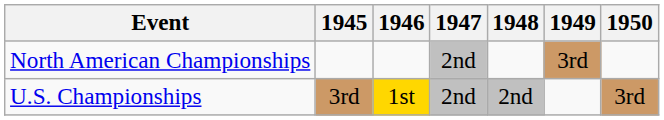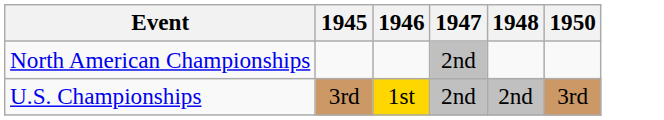- column: (573, 22)
